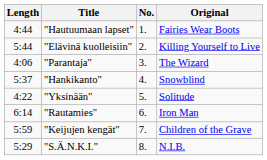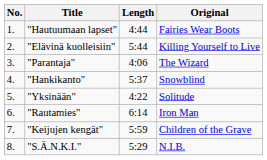columns swapped: (146, 12) <-> (23, 12)
